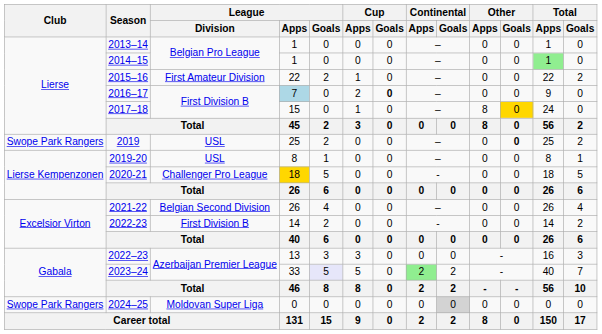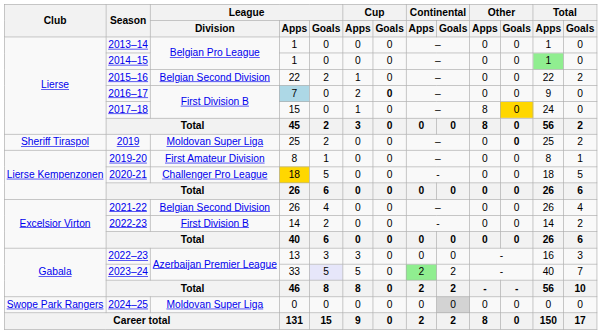(215, 77) First Amateur Division -> (215, 77) Belgian Second Division
(55, 142) Swope Park Rangers -> (55, 142) Sheriff Tiraspol
(215, 142) USL -> (215, 142) Moldovan Super Liga
(215, 158) USL -> (215, 158) First Amateur Division
